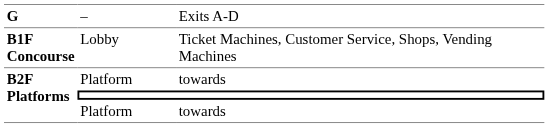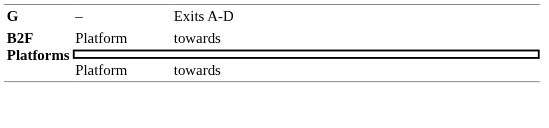- row: (100, 39)
